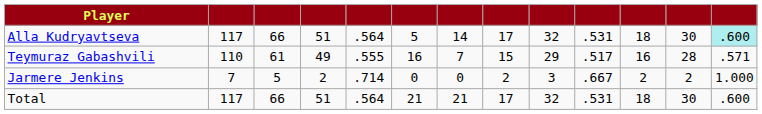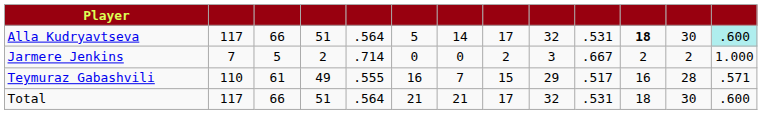(643, 36) normal -> (643, 36) bold
rows swapped: (81, 57) <-> (66, 78)
